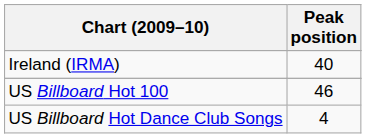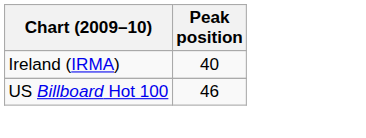- row: (146, 118)
